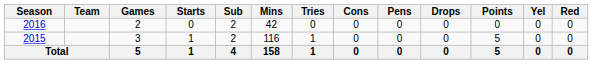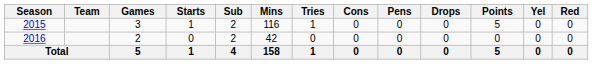rows swapped: (34, 39) <-> (34, 25)
